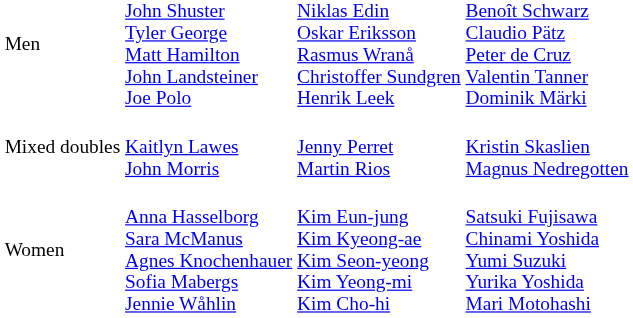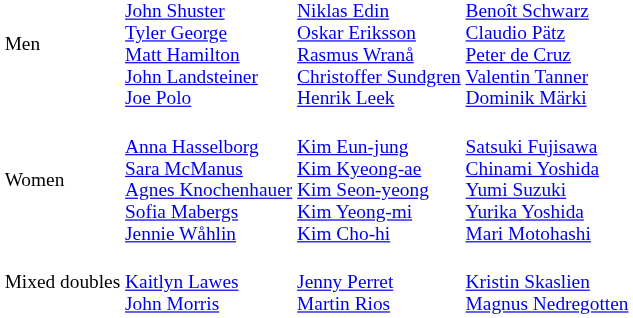rows swapped: (35, 249) <-> (62, 146)
